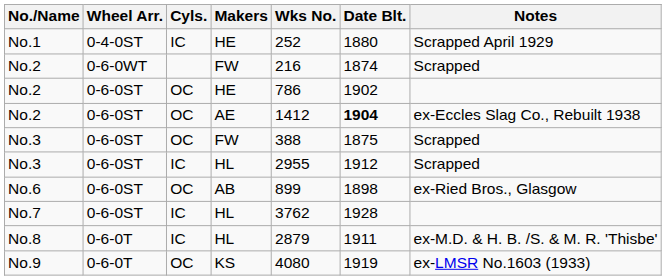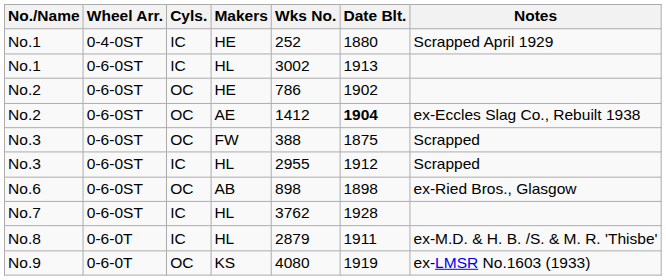+ row: (24, 66)
- row: (24, 66)
(288, 189) 899 -> (288, 189) 898
